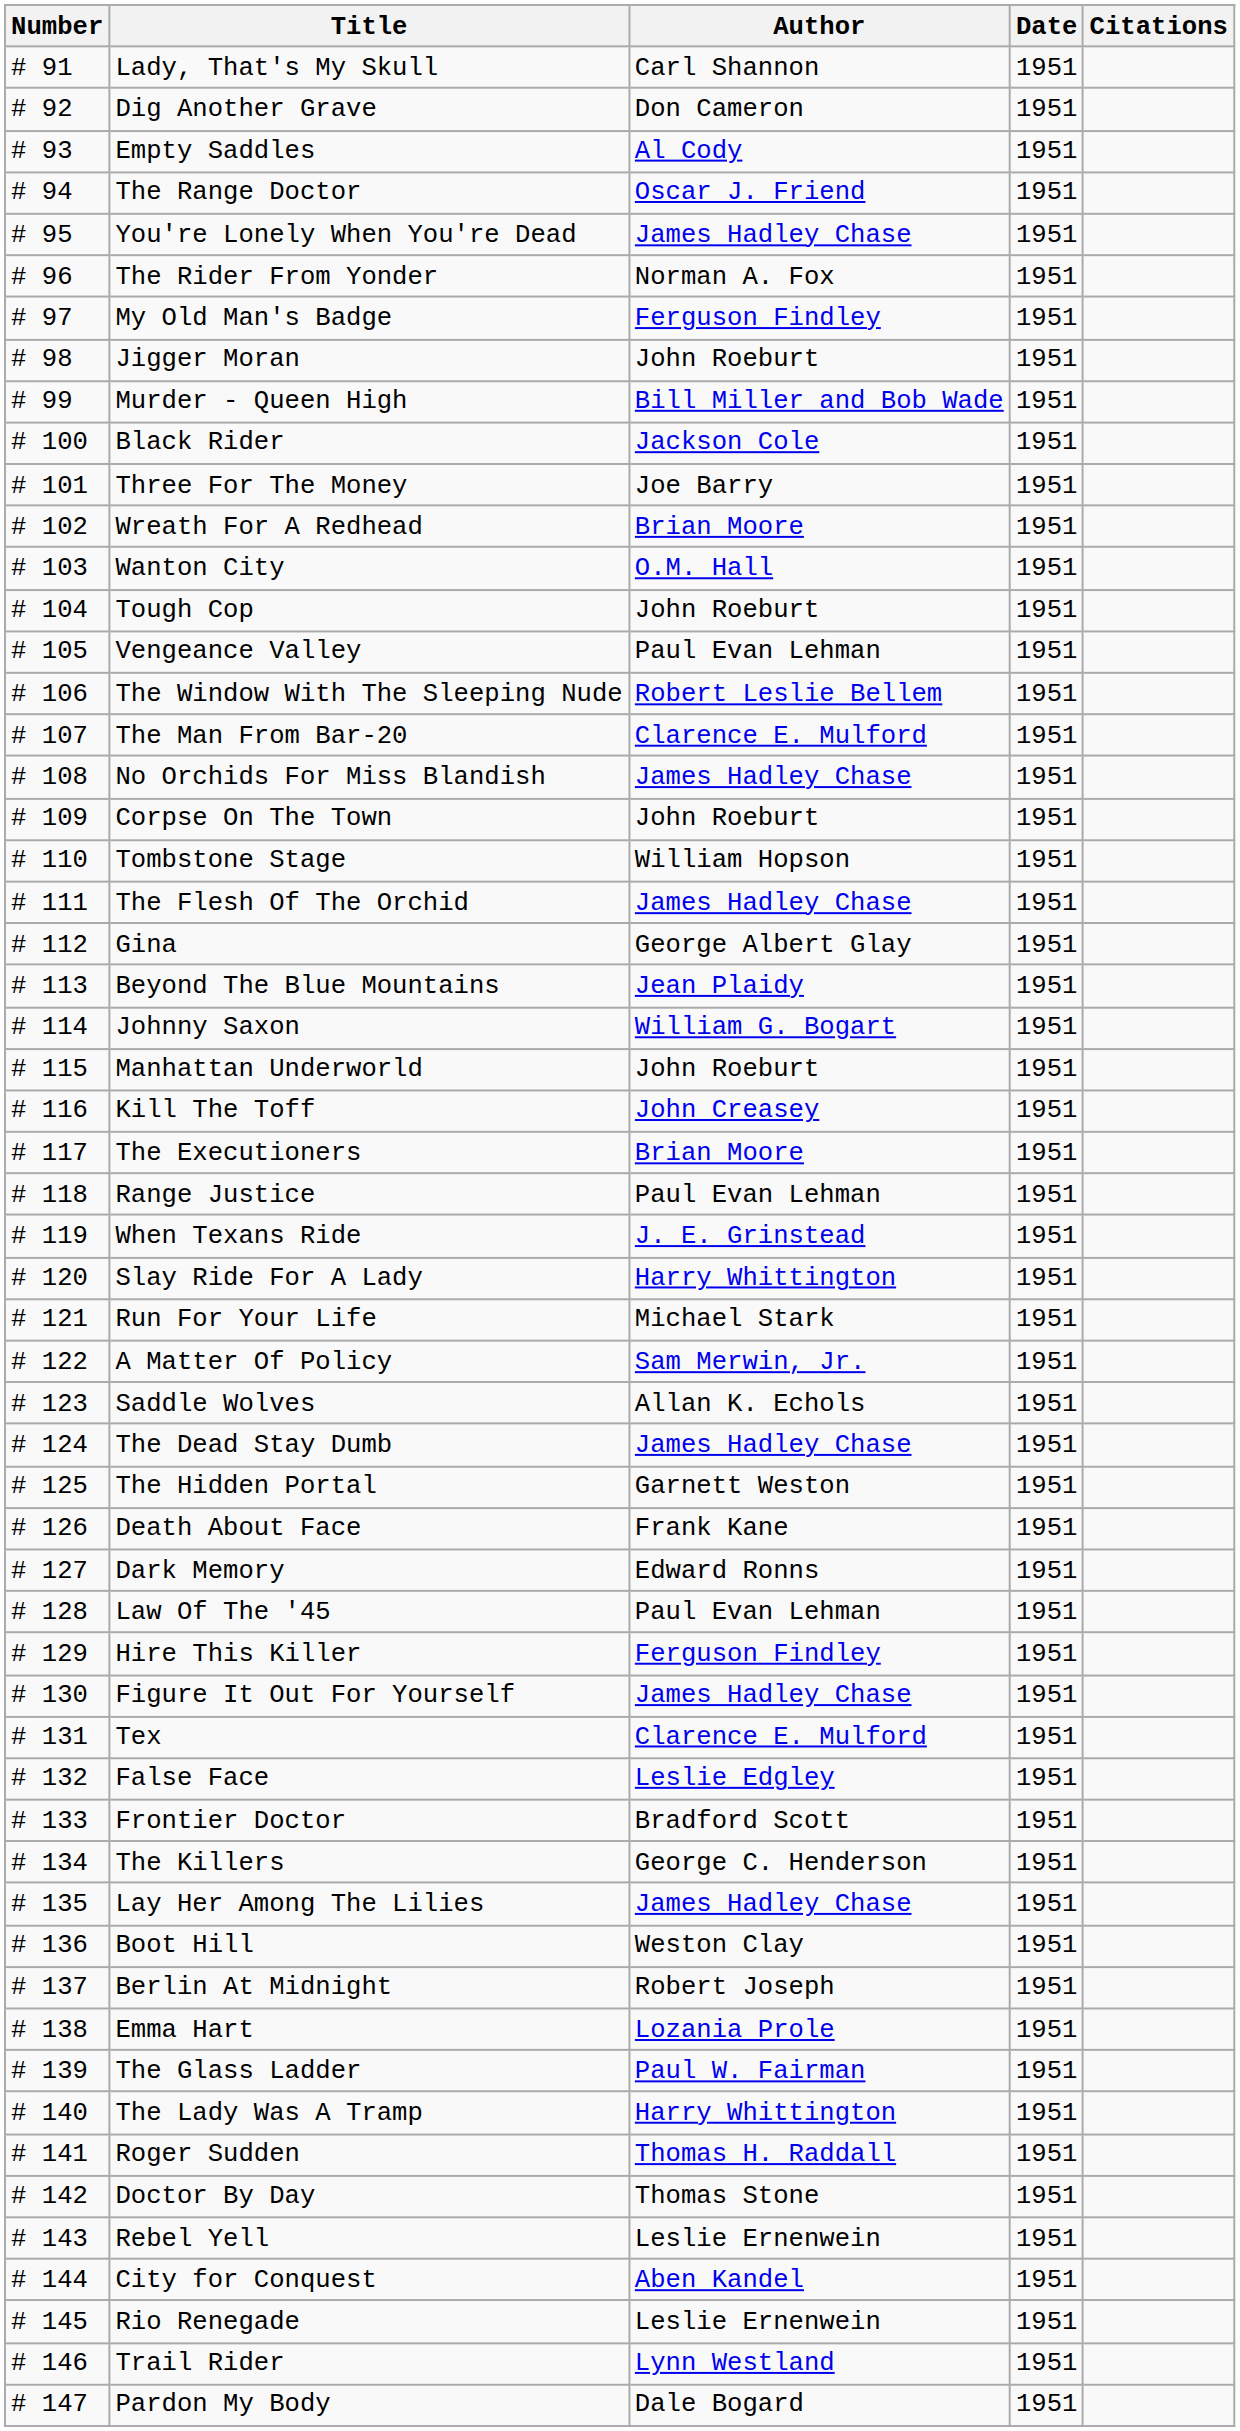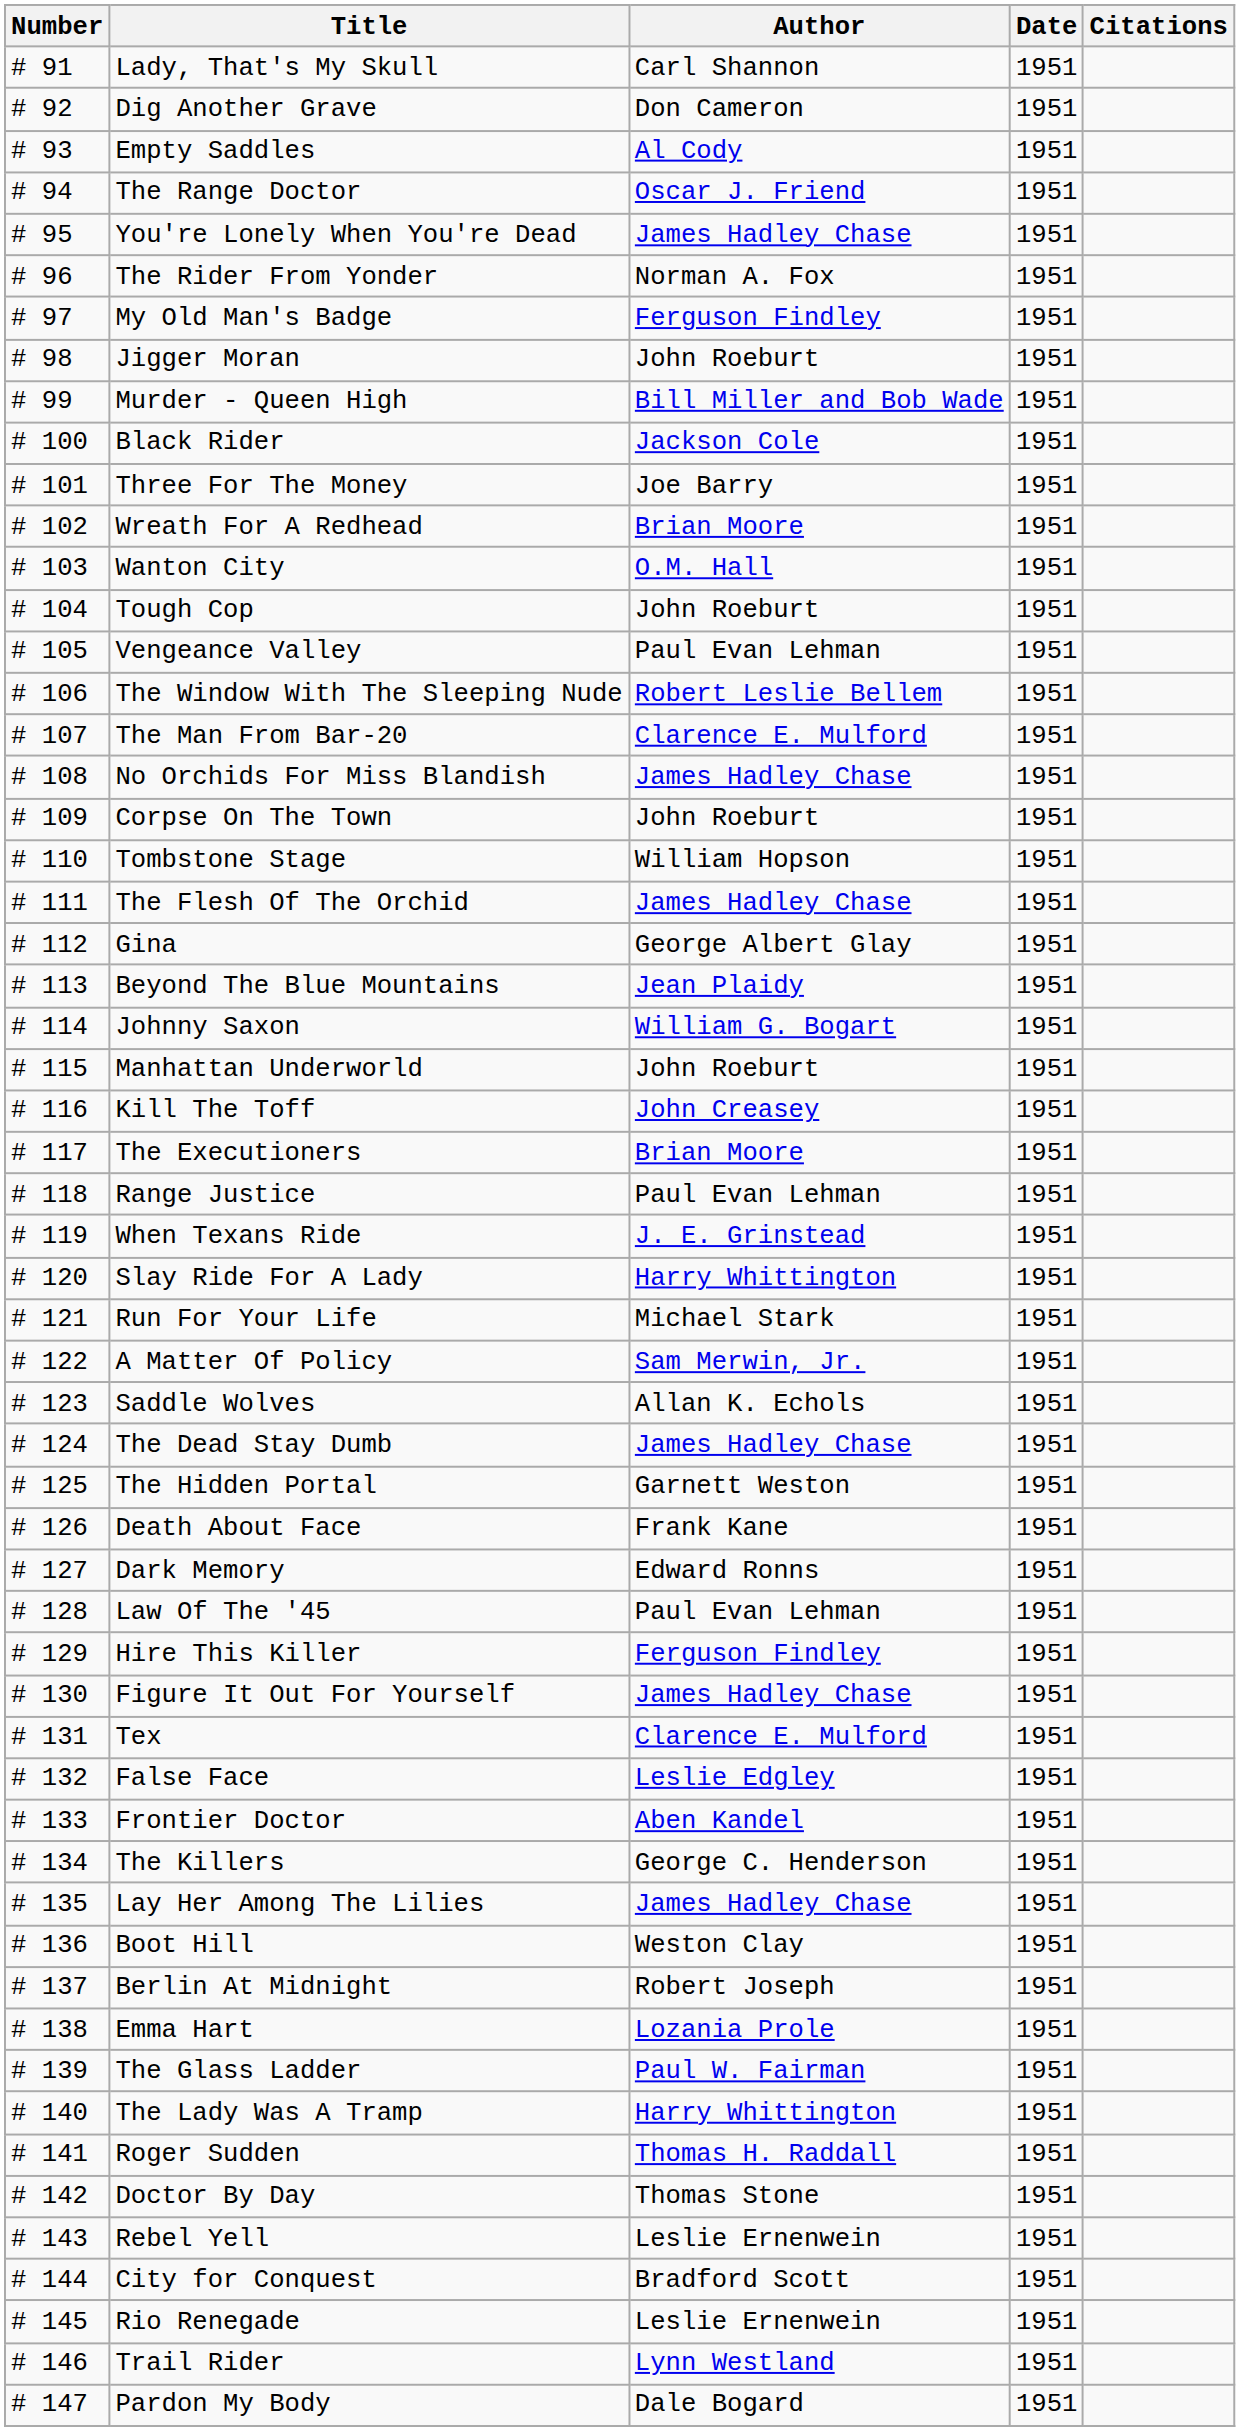(742, 1821) Bradford Scott -> (719, 1821) Aben Kandel
(719, 2280) Aben Kandel -> (742, 2280) Bradford Scott
